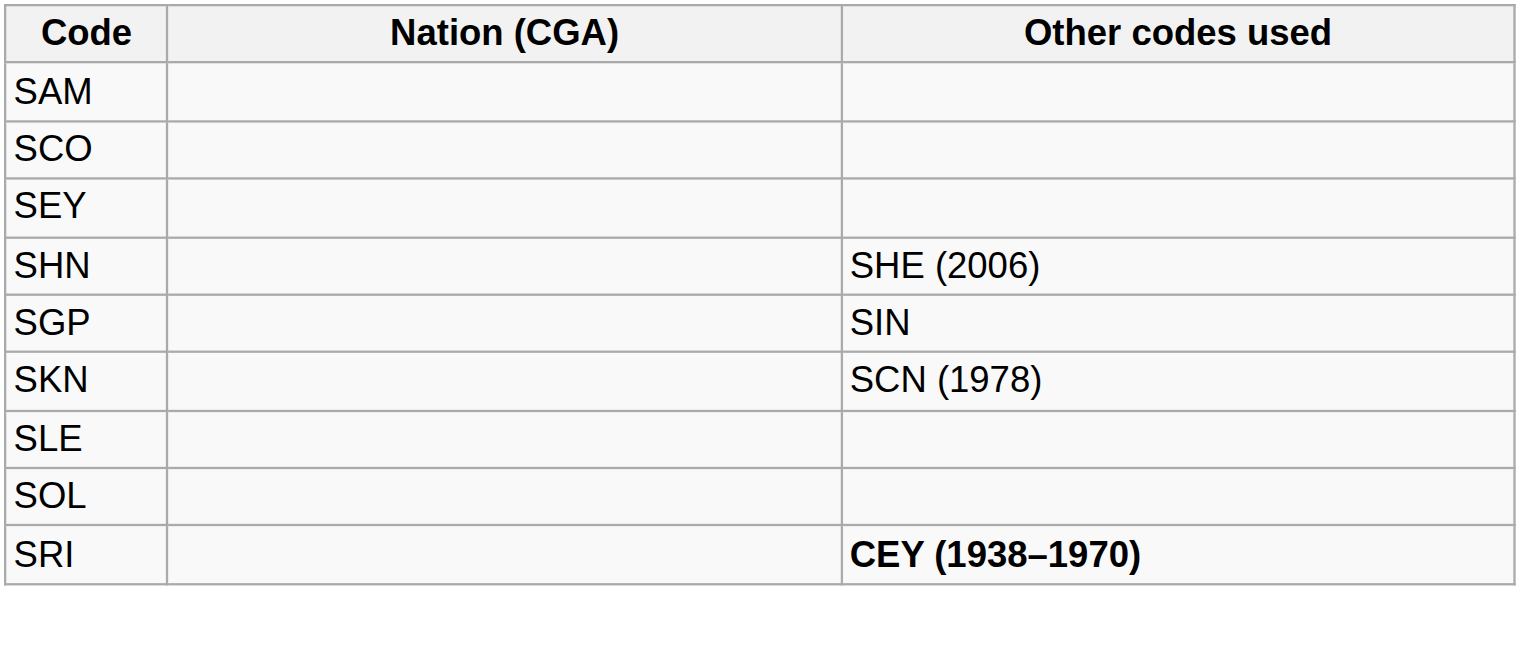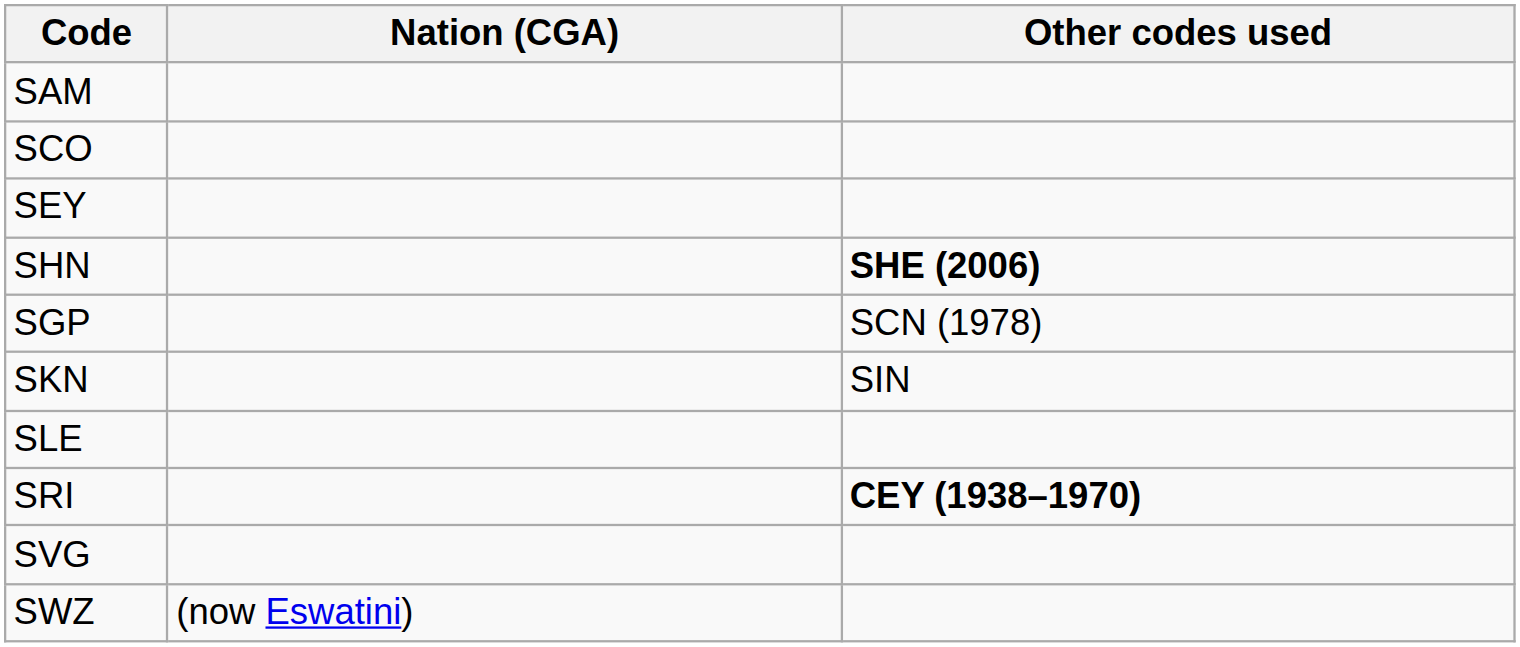(945, 264) normal -> (945, 264) bold
(880, 322) SIN -> (946, 322) SCN (1978)
(946, 380) SCN (1978) -> (880, 380) SIN
- row: (50, 496)
+ row: (52, 554)
+ row: (54, 611)
